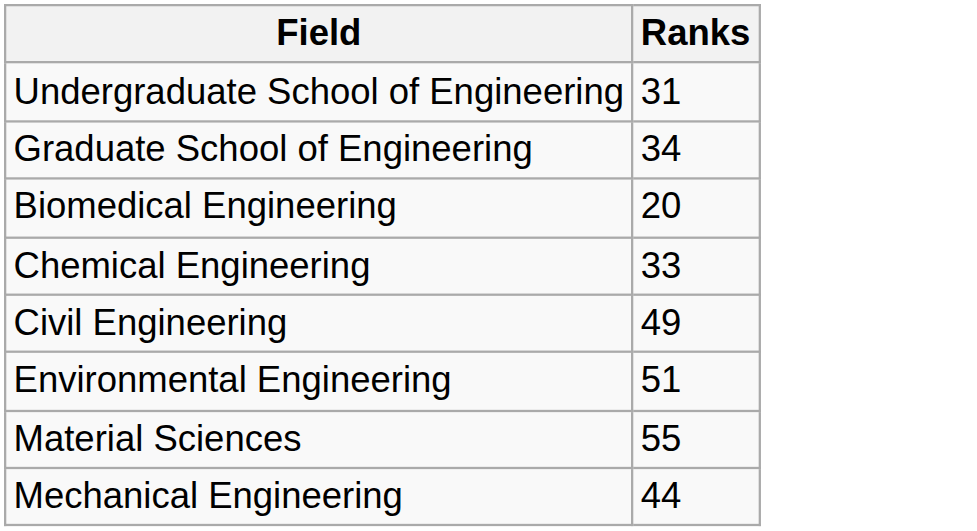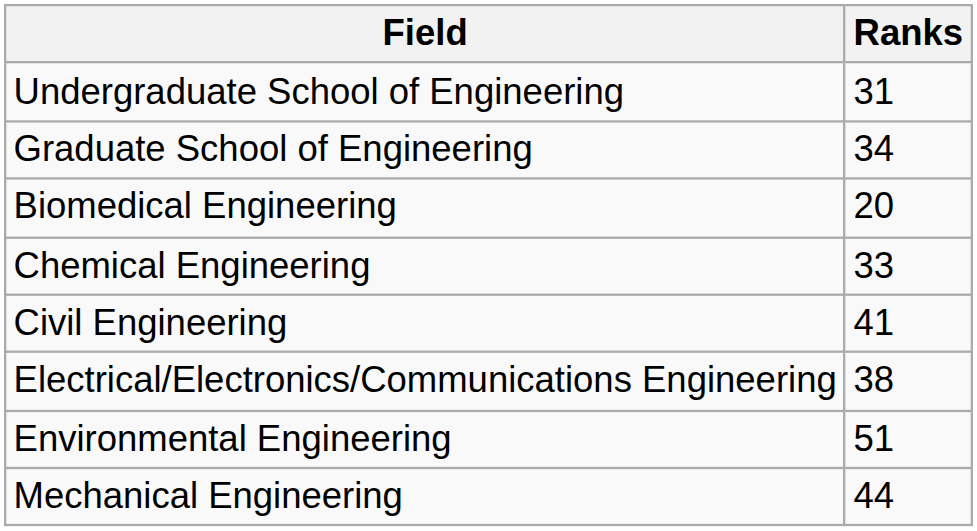(661, 322) 49 -> (874, 322) 41
+ row: (425, 380)
- row: (158, 438)
